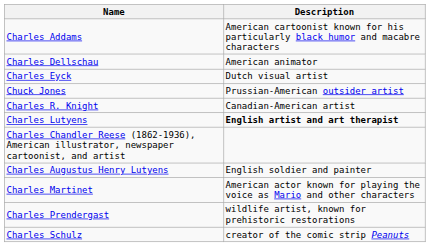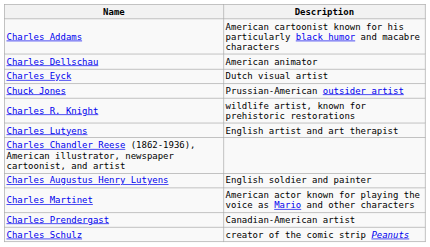(290, 105) Canadian-American artist -> (296, 111) wildlife artist, known for prehistoric restorations
(312, 120) bold -> (312, 130) normal
(296, 215) wildlife artist, known for prehistoric restorations -> (290, 220) Canadian-American artist
